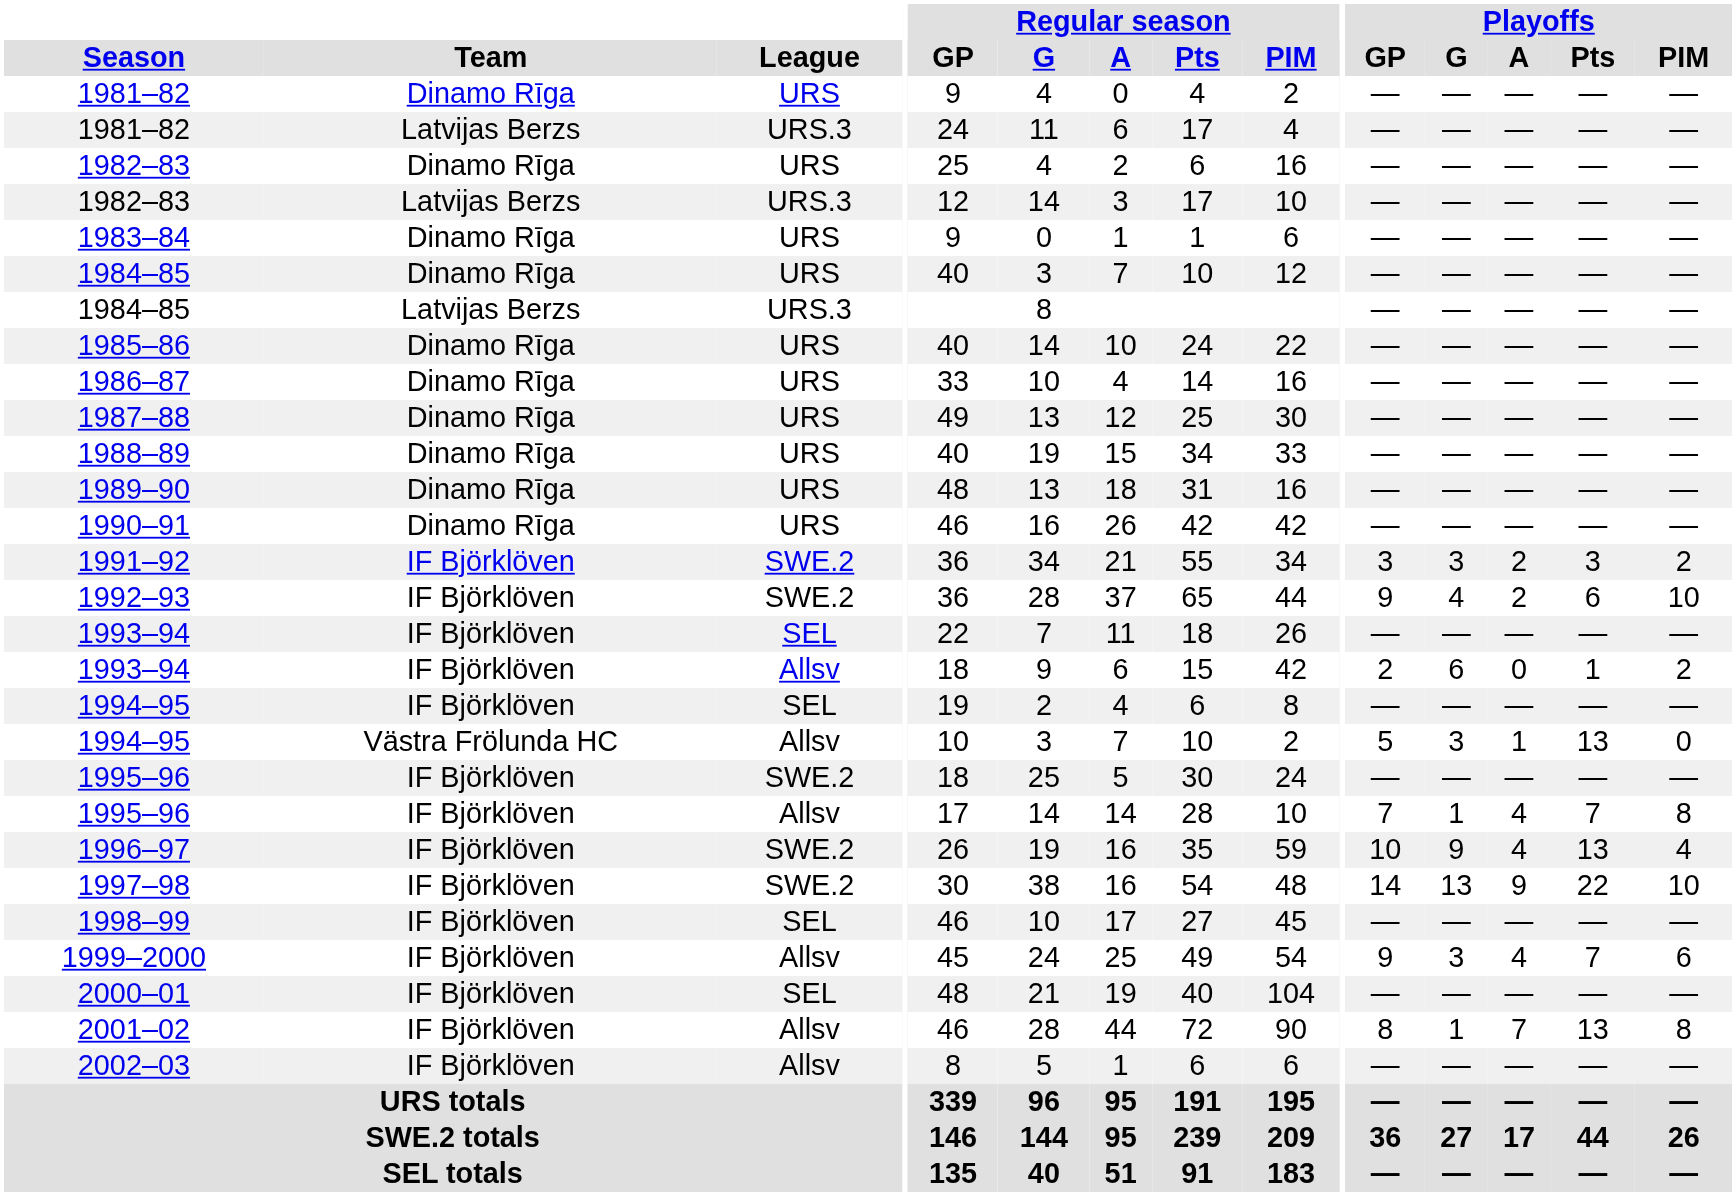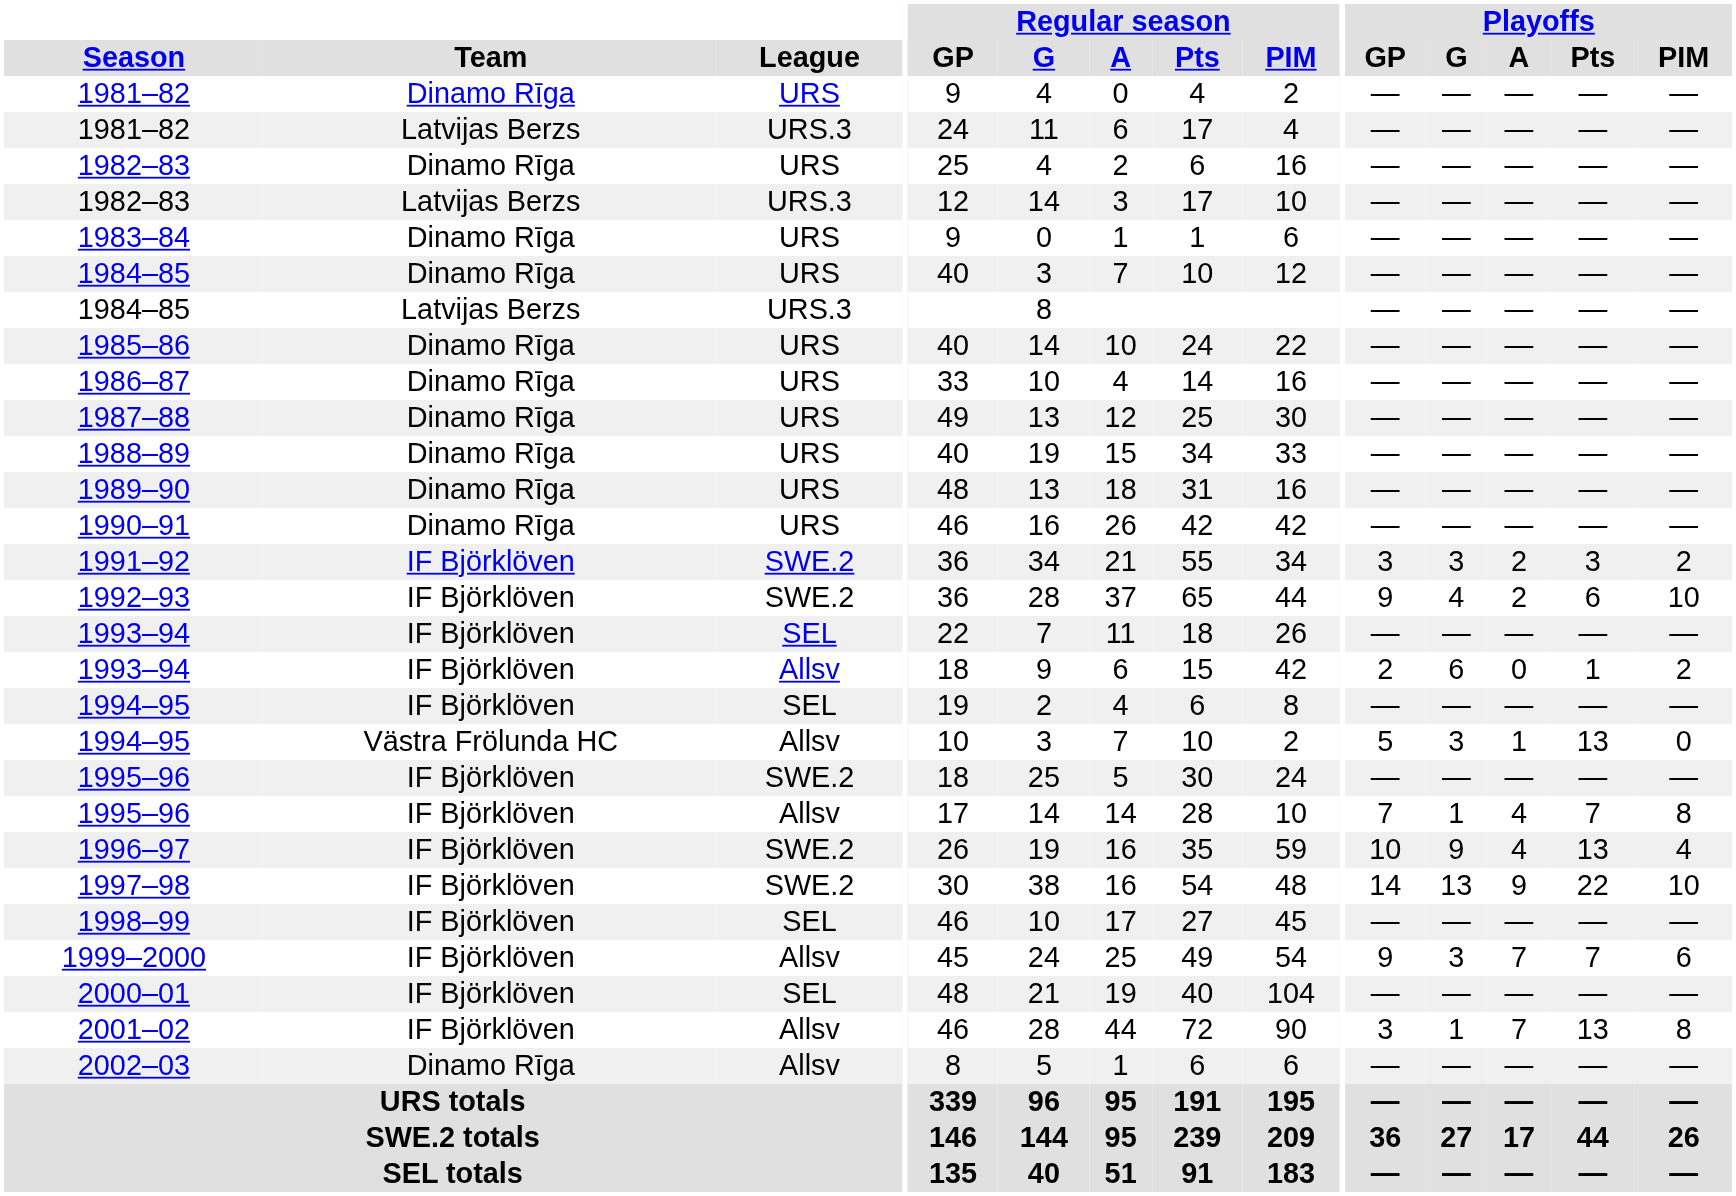(1519, 957) 4 -> (1519, 957) 7
(1385, 1029) 8 -> (1385, 1029) 3
(491, 1065) IF Björklöven -> (491, 1065) Dinamo Rīga
